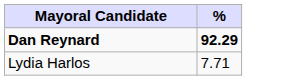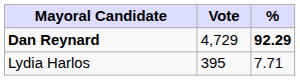+ column: (224, 16)
